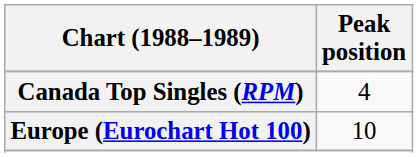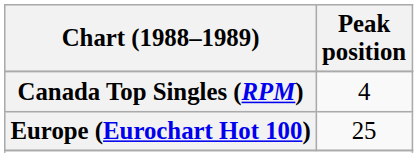(364, 130) 10 -> (364, 130) 25
